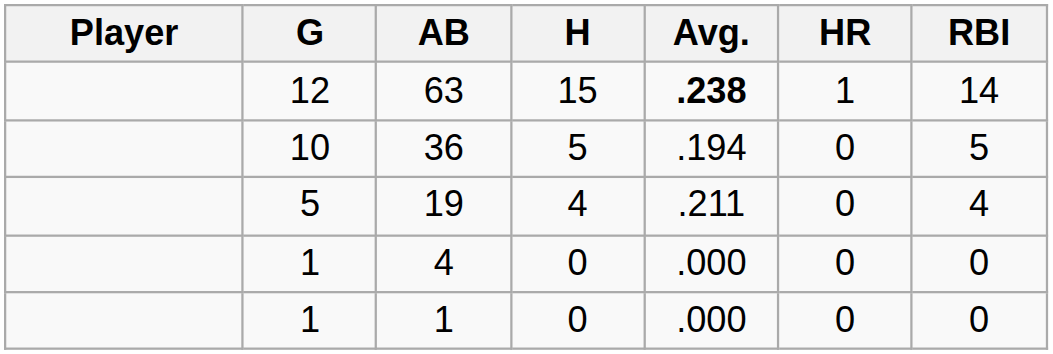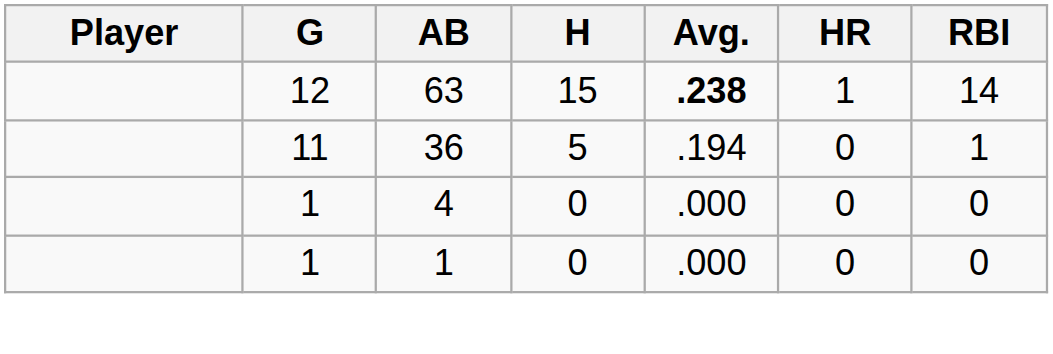(310, 147) 10 -> (310, 147) 11
(979, 147) 5 -> (979, 147) 1
- row: (444, 205)
